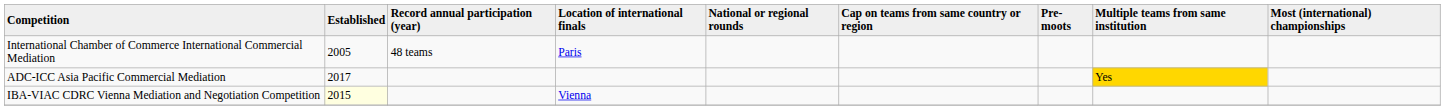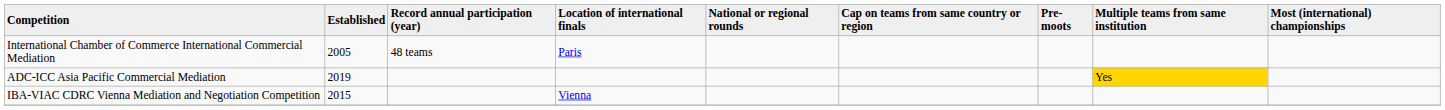(339, 77) 2017 -> (339, 77) 2019
(339, 95) lightyellow background -> (339, 95) no background
